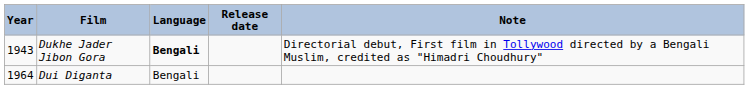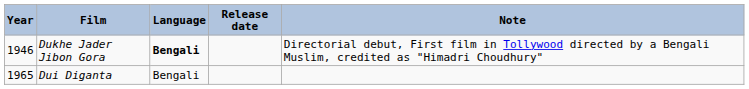(20, 51) 1943 -> (20, 51) 1946
(20, 75) 1964 -> (20, 75) 1965
